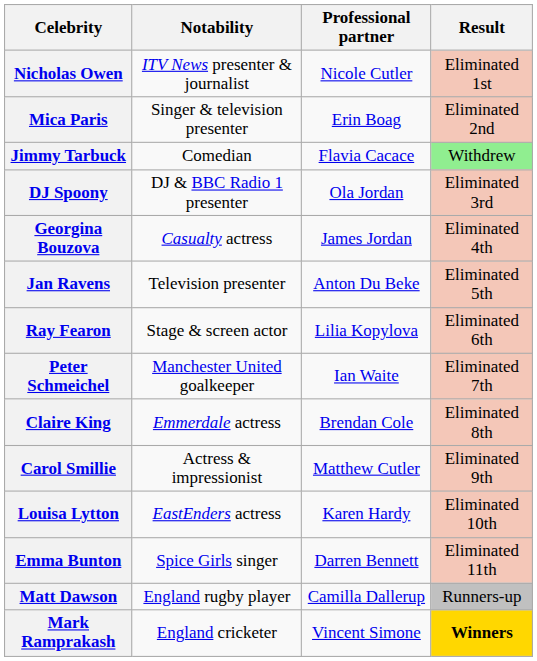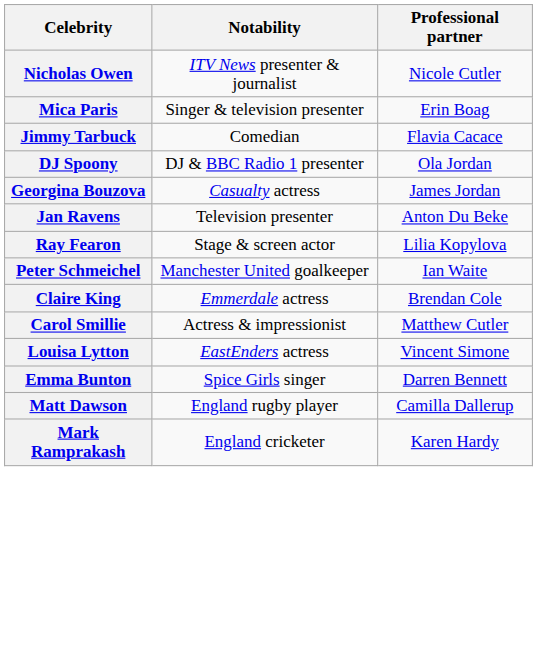- column: (482, 27)
(366, 514) Karen Hardy -> (455, 351) Vincent Simone
(366, 633) Vincent Simone -> (455, 442) Karen Hardy
